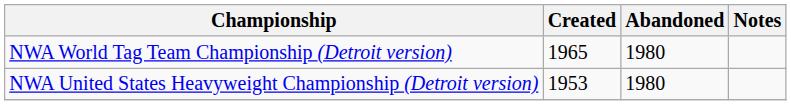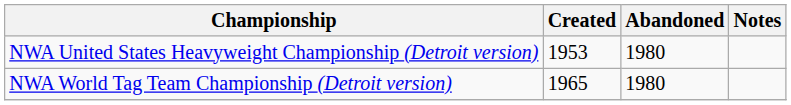rows swapped: (274, 83) <-> (231, 52)
